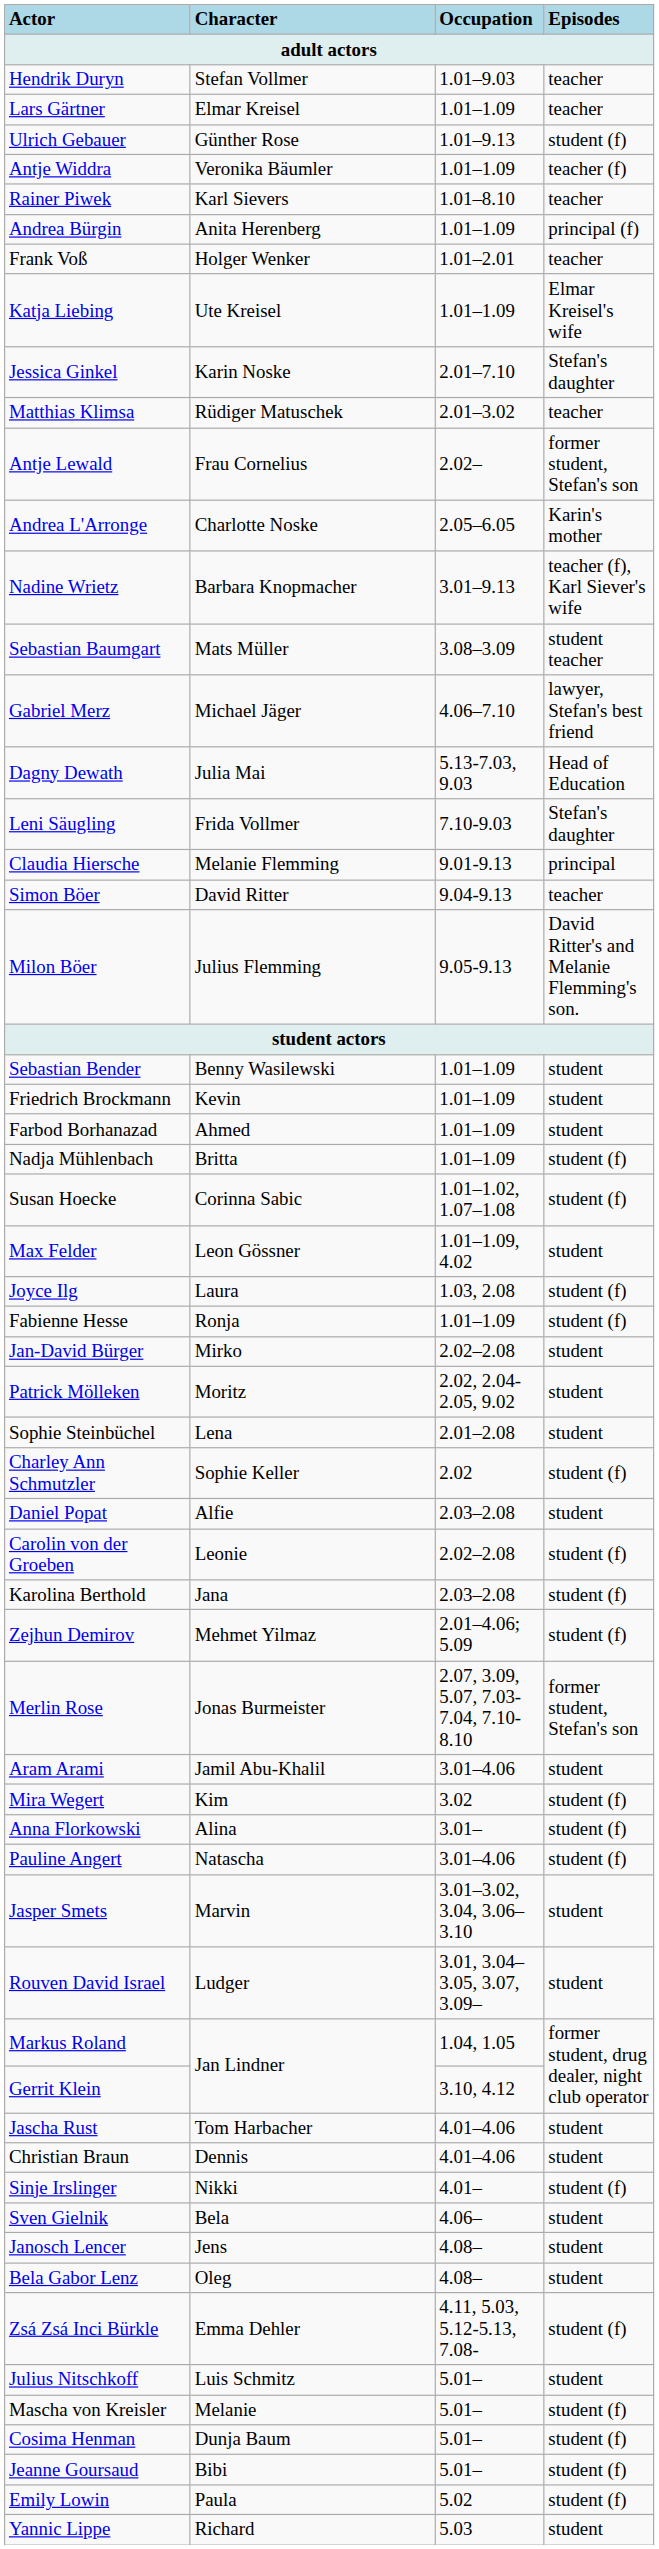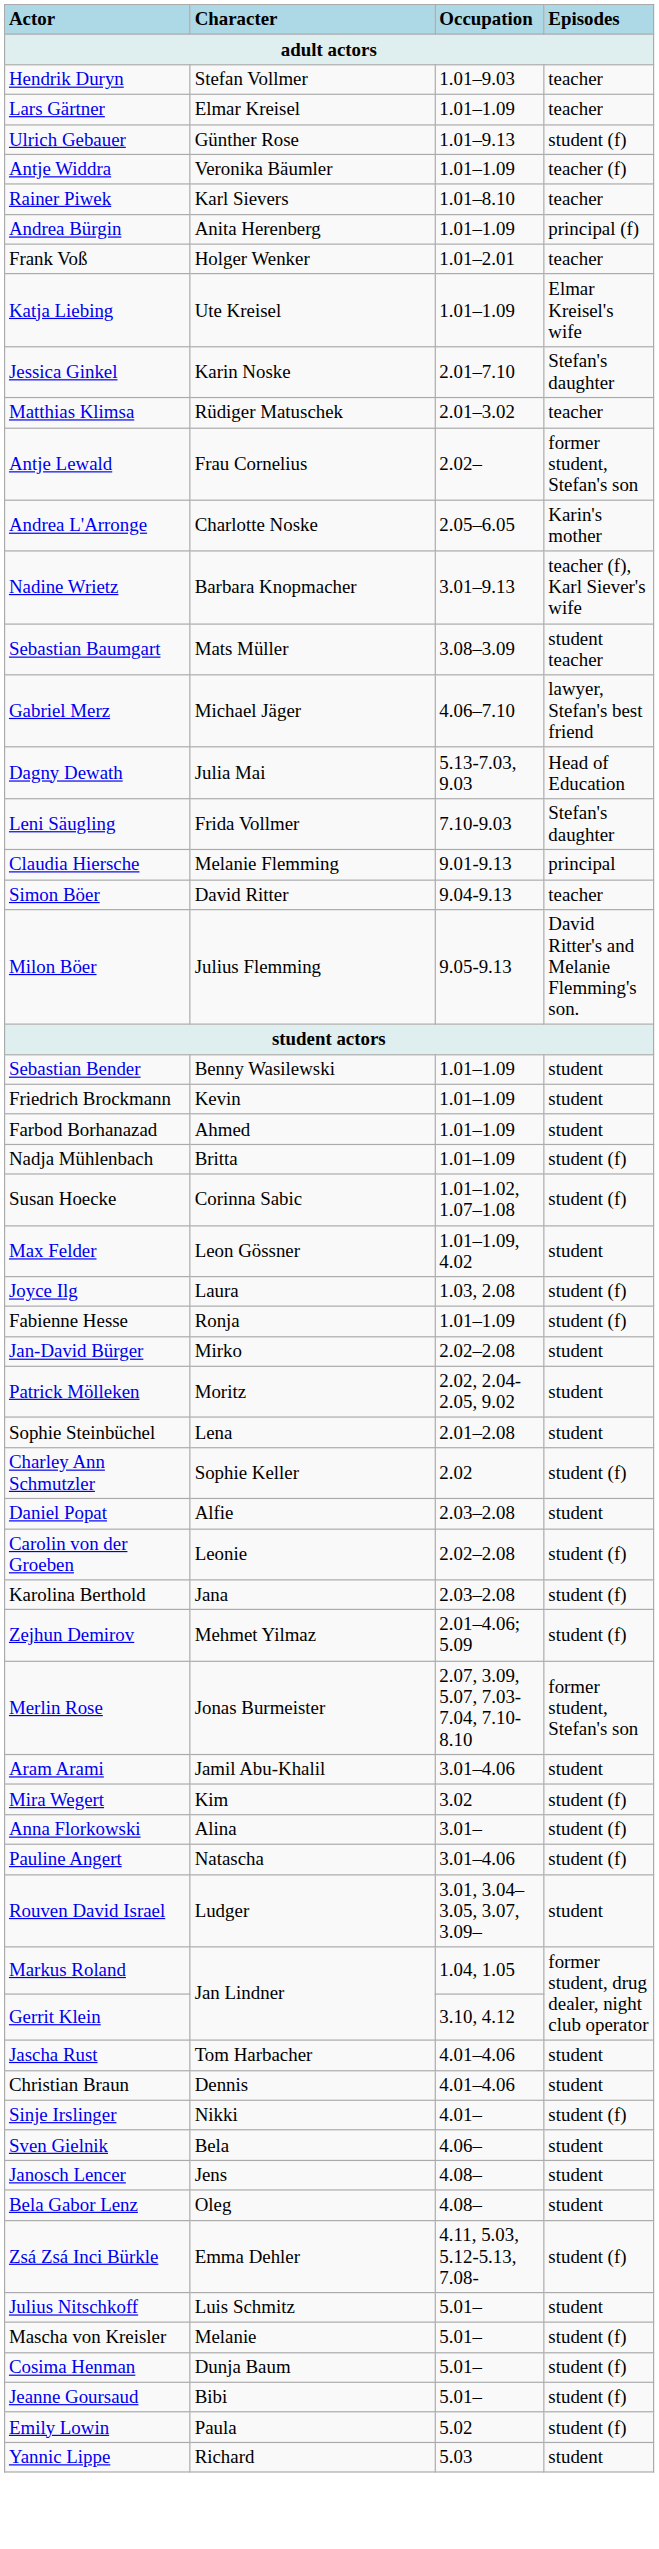- row: (58, 1910)
